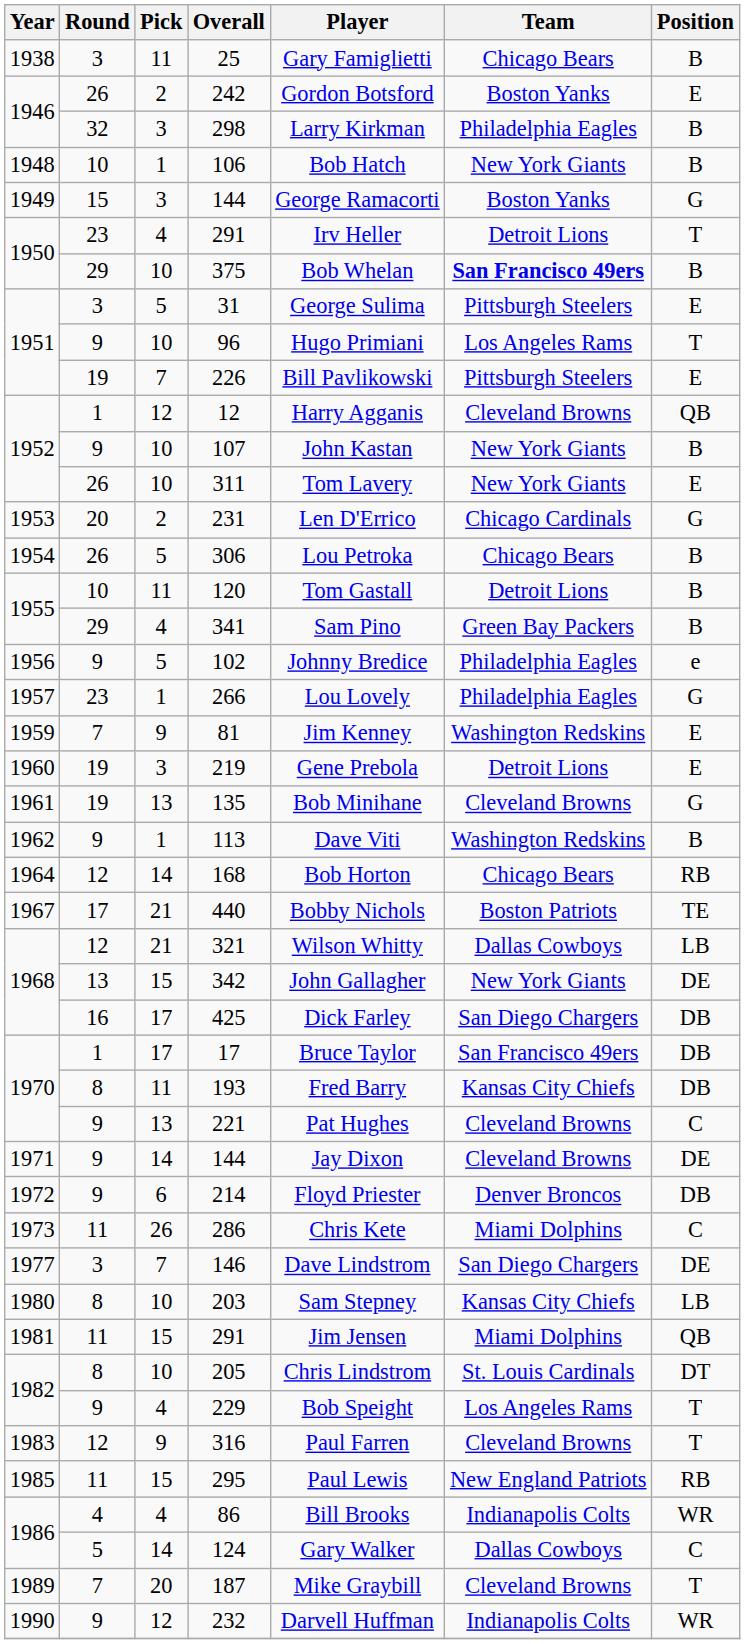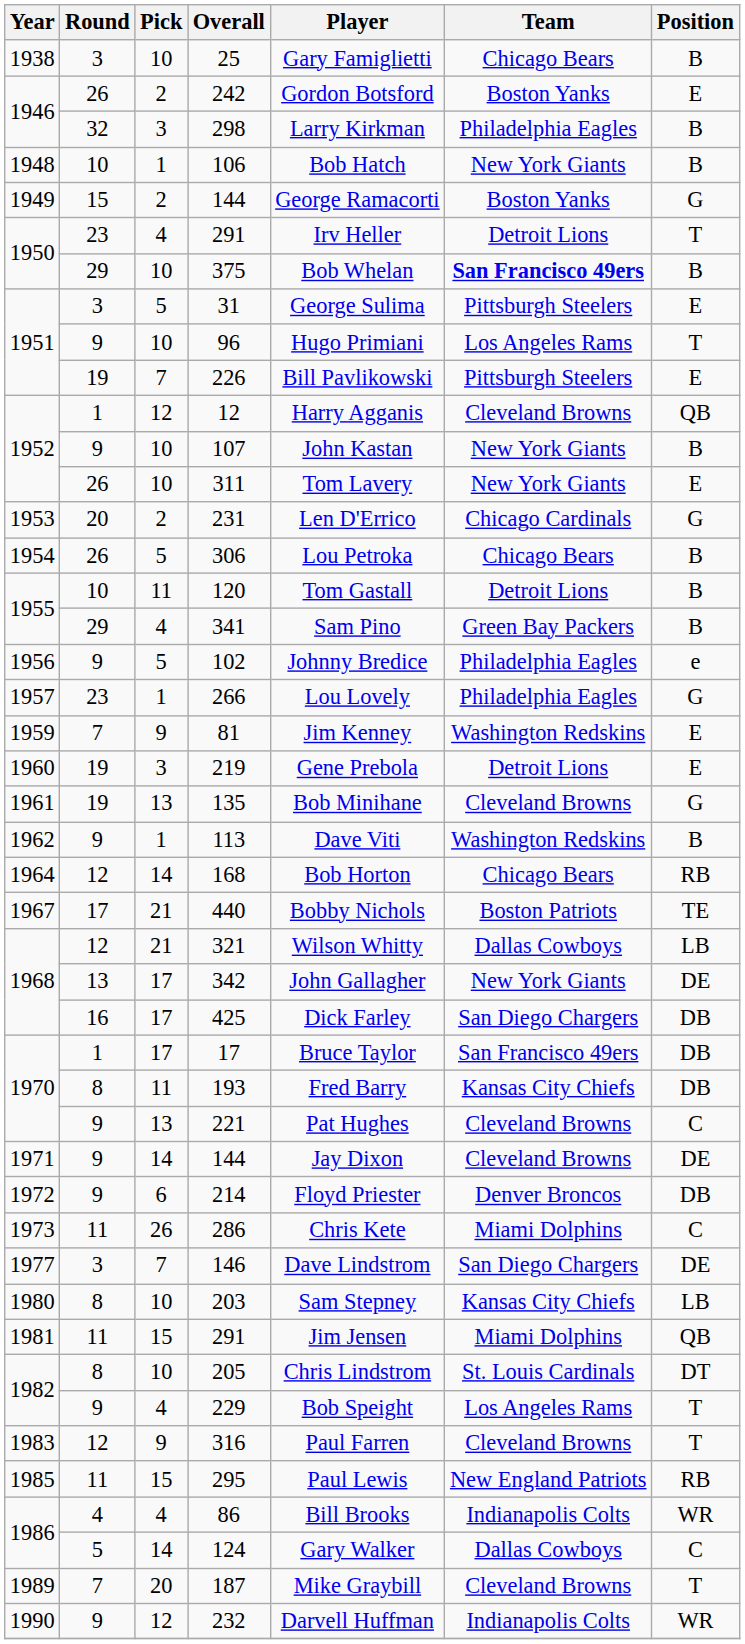(161, 57) 11 -> (161, 57) 10
(161, 199) 3 -> (161, 199) 2
(161, 981) 15 -> (161, 981) 17
